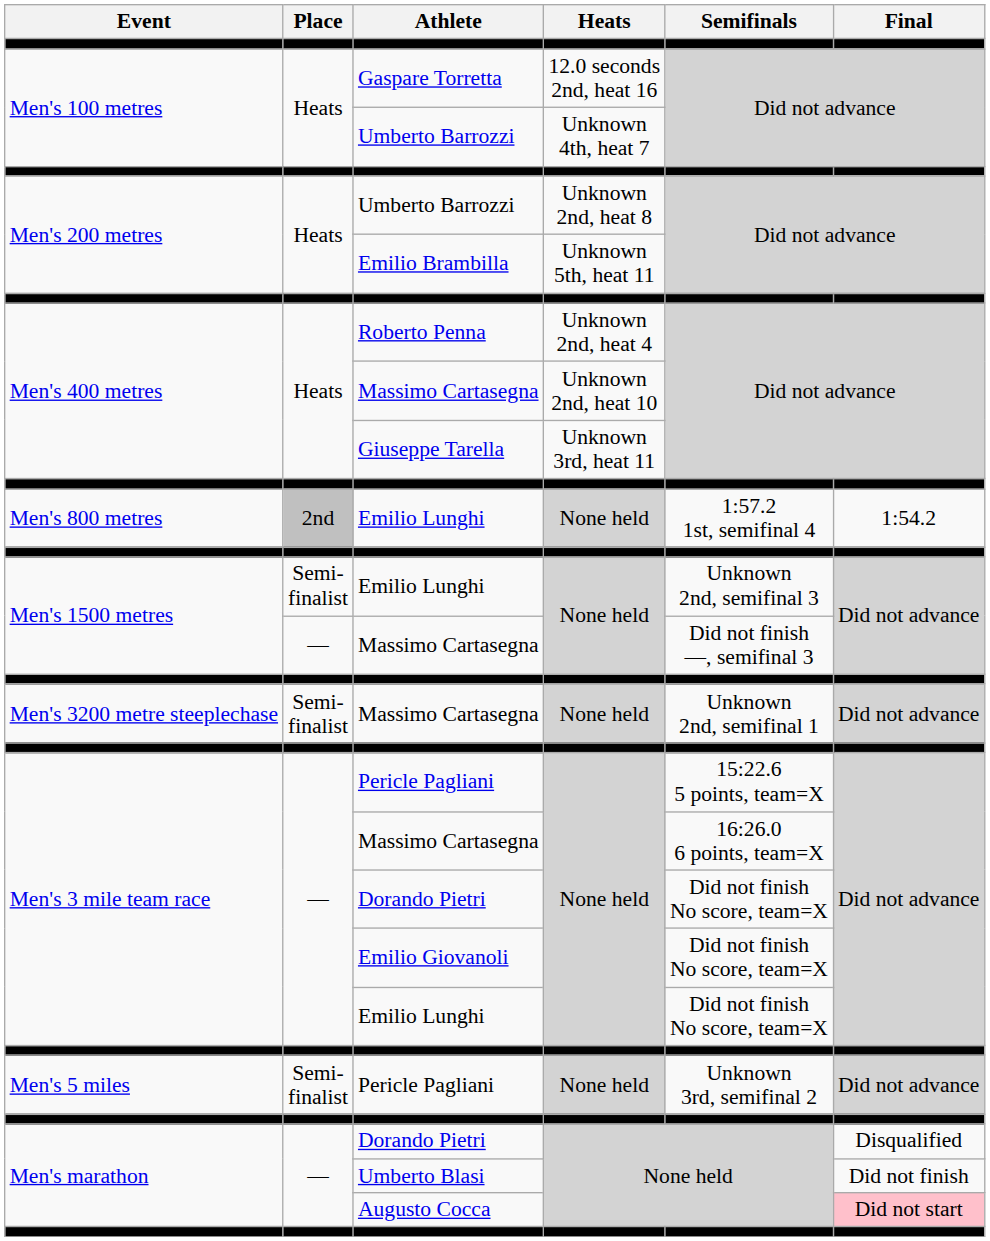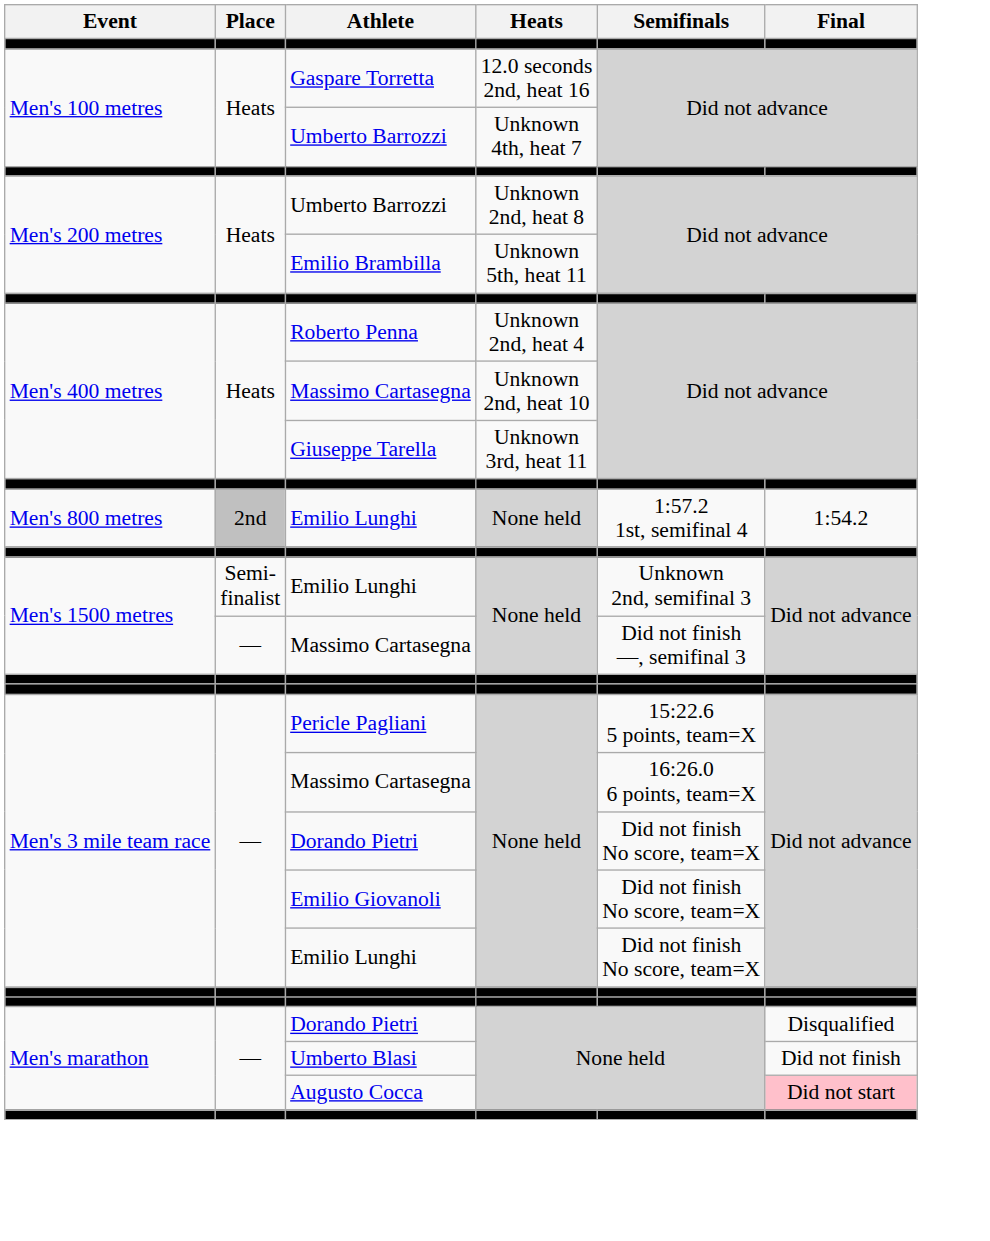- row: (144, 713)
- row: (70, 1084)
